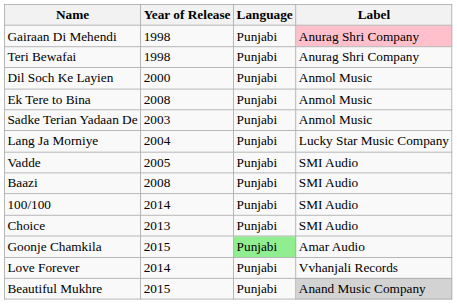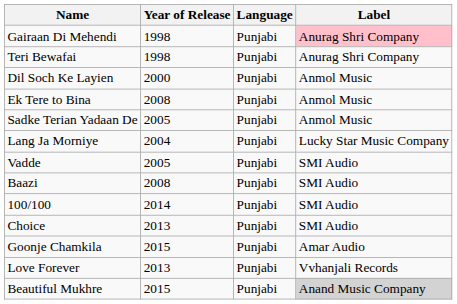(157, 120) 2003 -> (157, 120) 2005
(257, 246) lightgreen background -> (257, 246) no background
(157, 267) 2014 -> (157, 267) 2013
